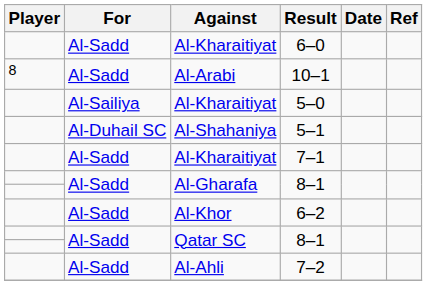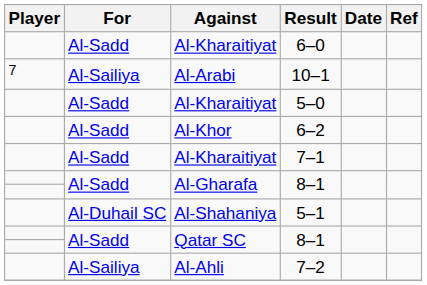(13, 71) 8 -> (13, 71) 7
(99, 74) Al-Sadd -> (104, 74) Al-Sailiya
(104, 103) Al-Sailiya -> (99, 103) Al-Sadd
rows swapped: (225, 131) <-> (203, 212)
(99, 267) Al-Sadd -> (104, 267) Al-Sailiya
